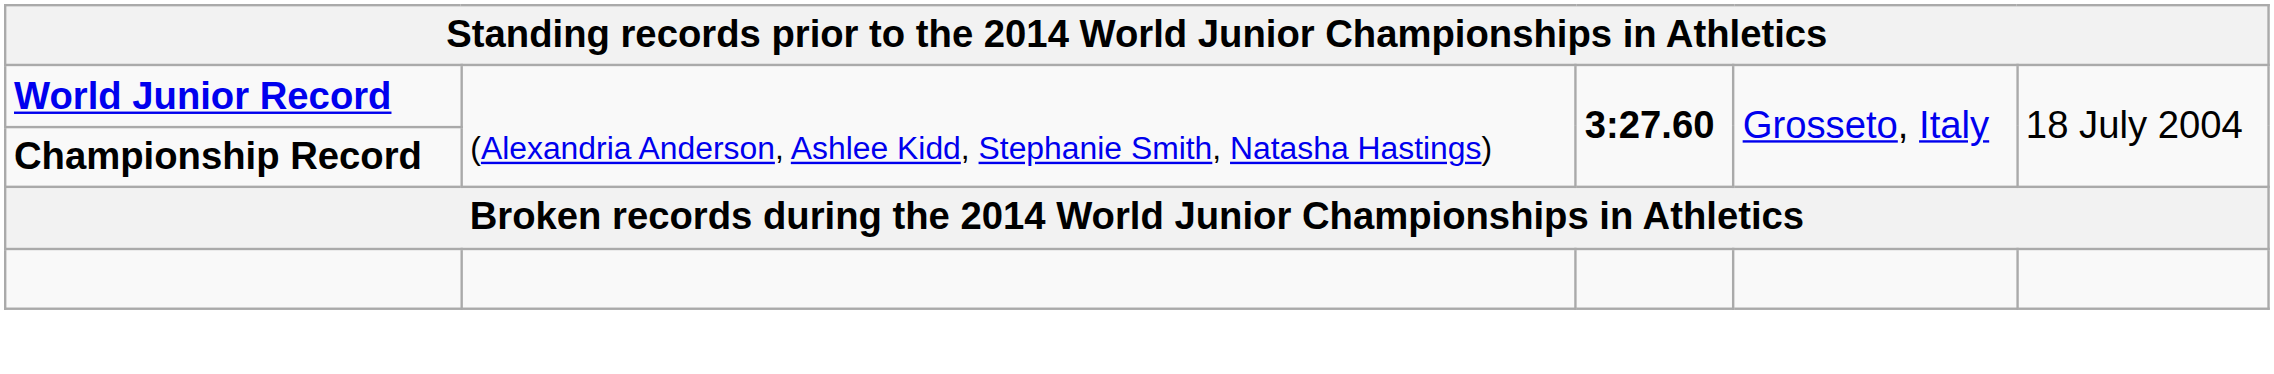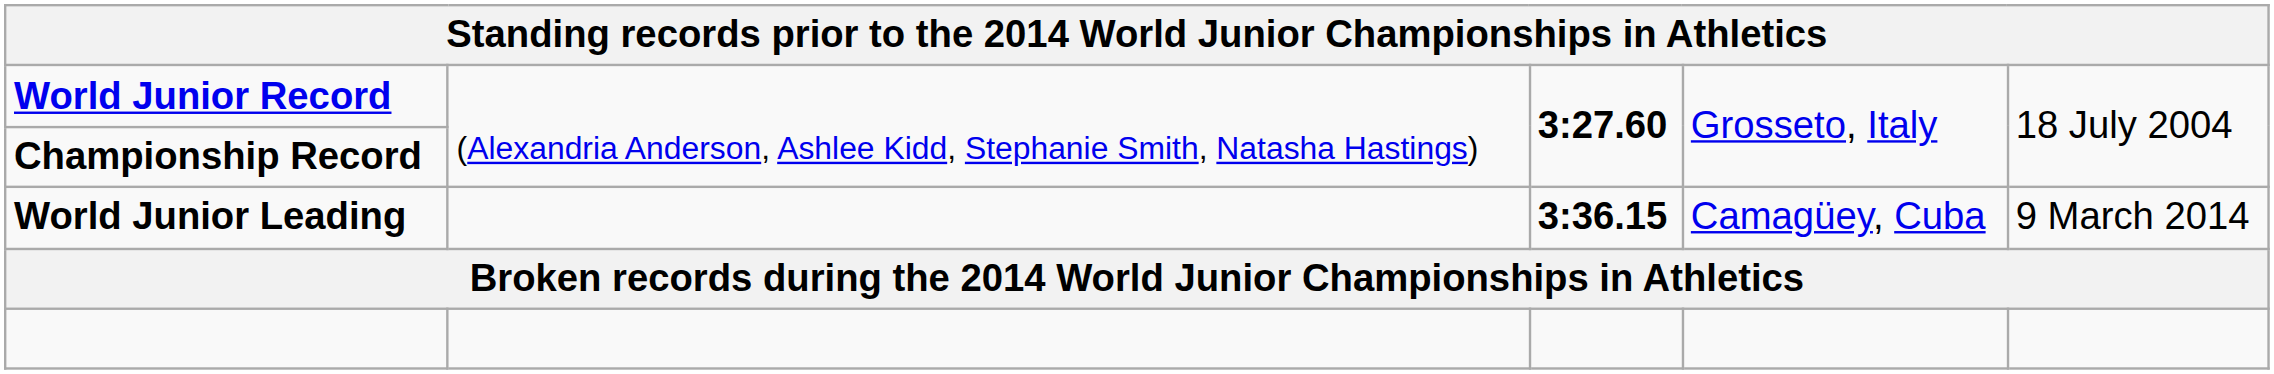+ row: (210, 216)
